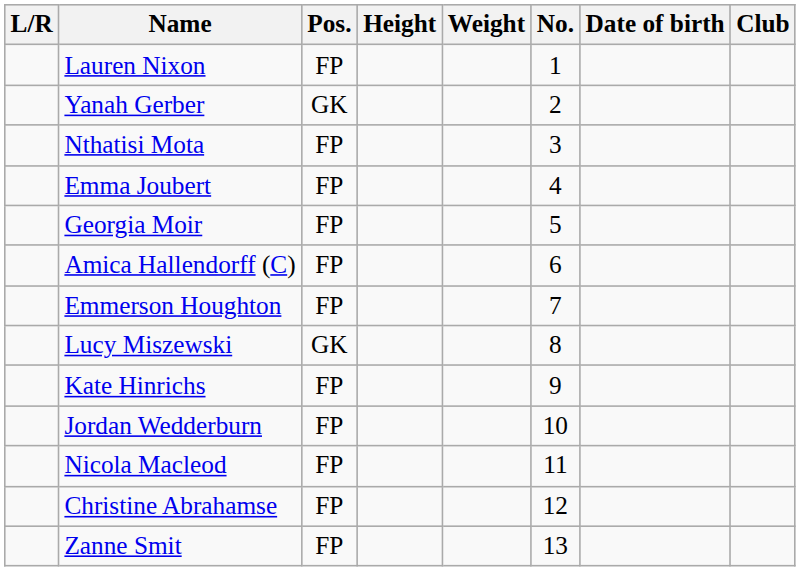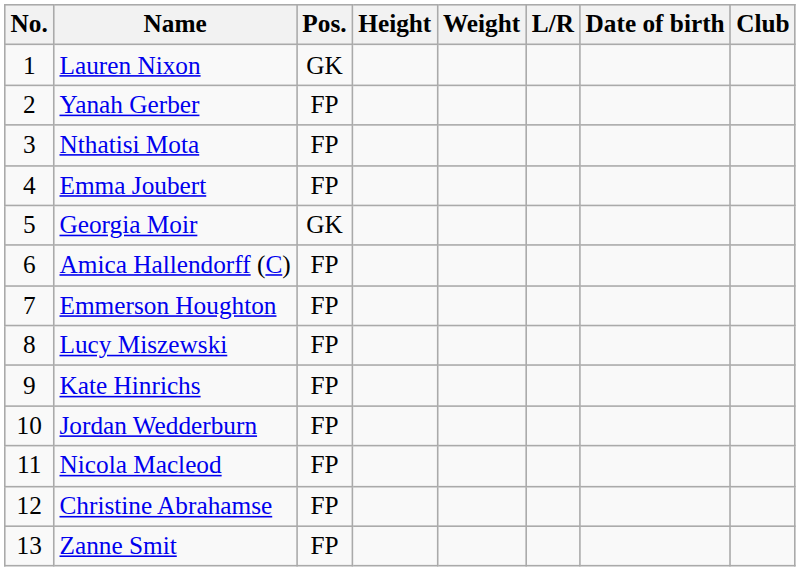columns swapped: (555, 24) <-> (32, 24)
(329, 64) FP -> (324, 64) GK
(329, 104) GK -> (324, 104) FP
(329, 225) FP -> (324, 225) GK
(329, 345) GK -> (324, 345) FP
